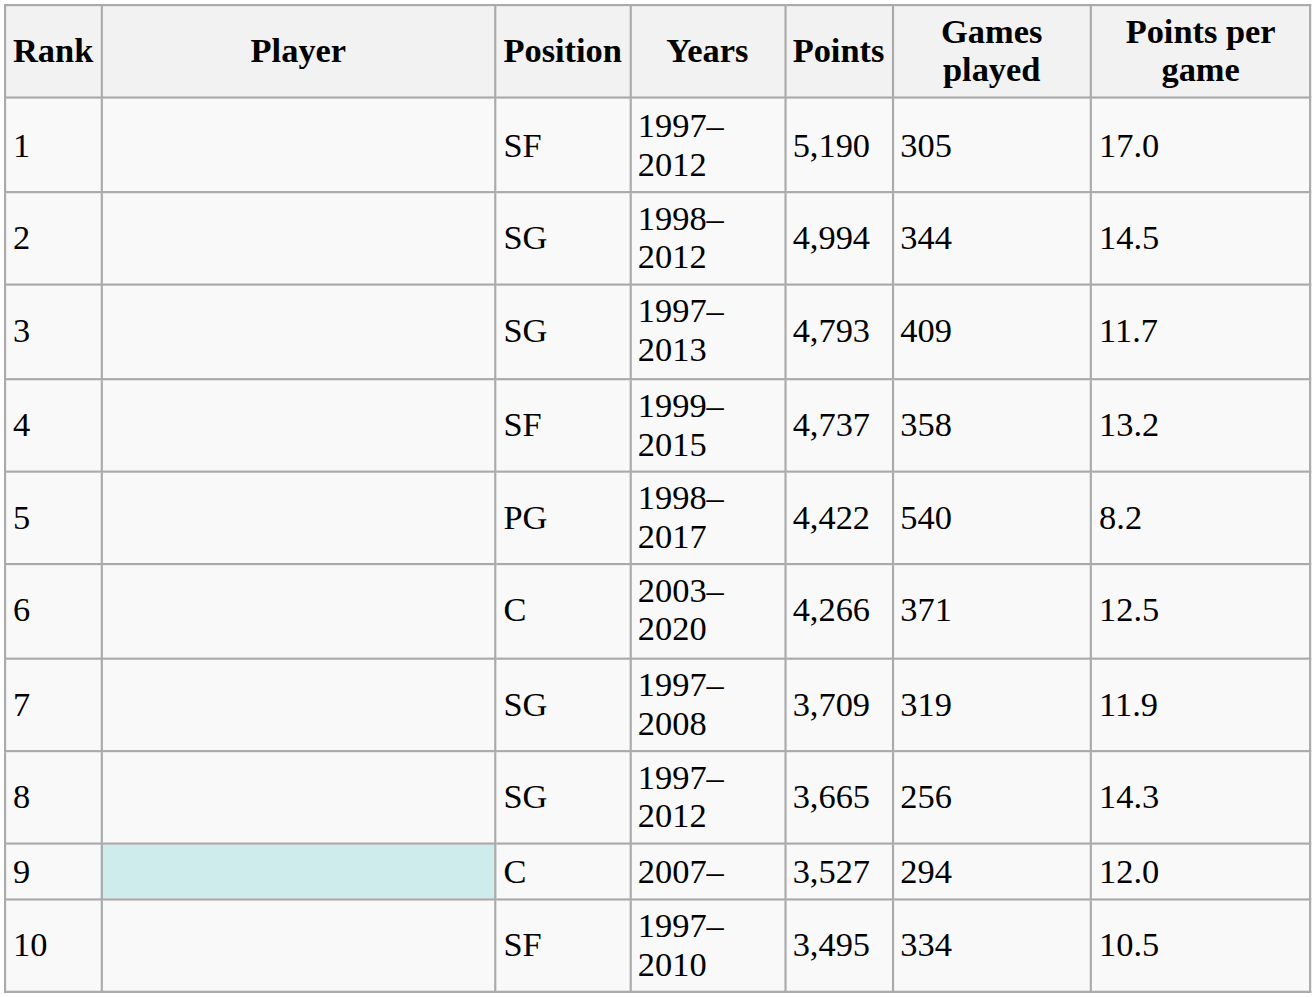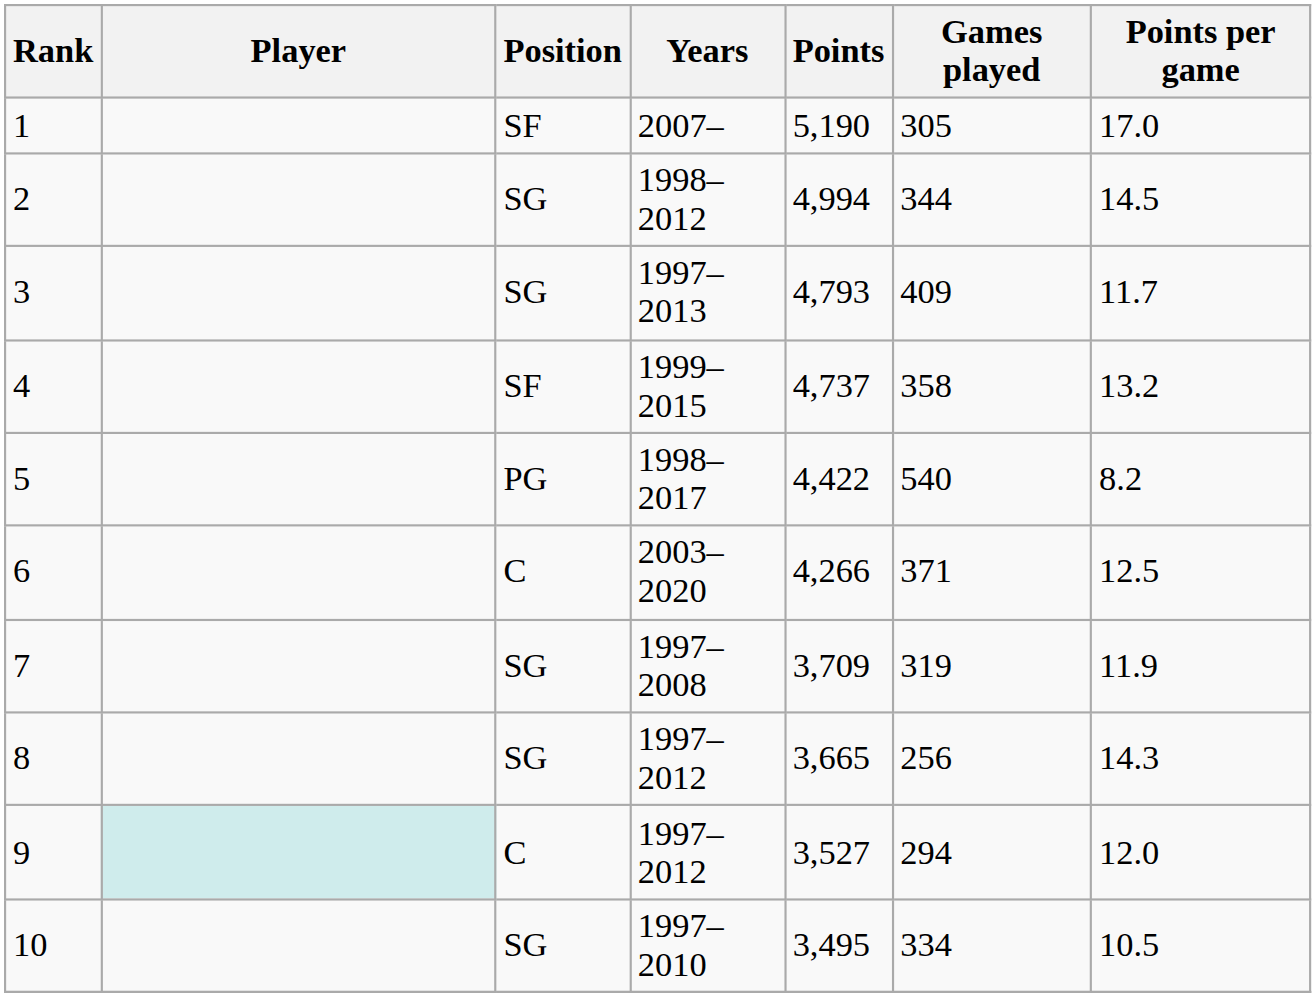(681, 144) 1997–2012 -> (681, 125) 2007–
(681, 871) 2007– -> (681, 851) 1997–2012
(523, 944) SF -> (525, 944) SG
